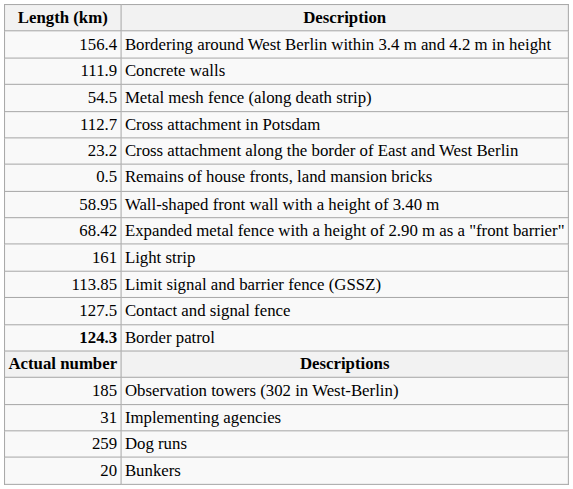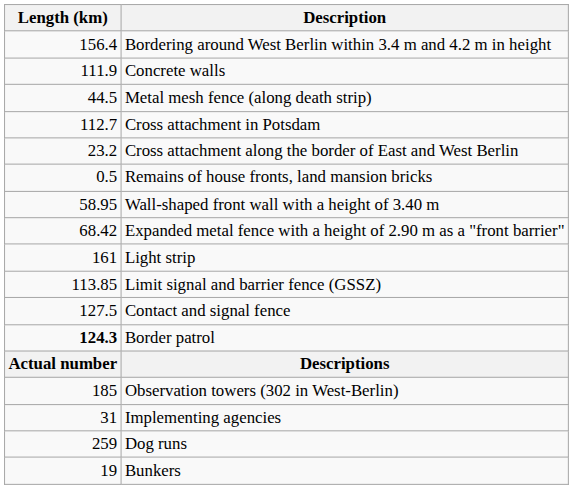(102, 97) 54.5 -> (102, 97) 44.5
(109, 470) 20 -> (109, 470) 19
